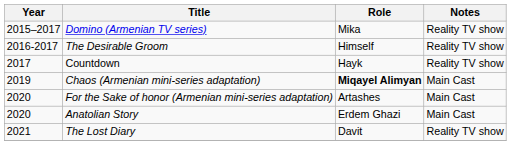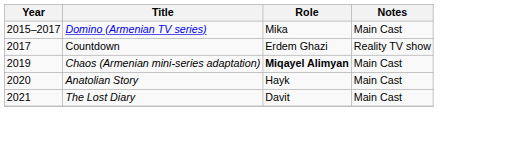(465, 30) Reality TV show -> (378, 30) Main Cast
- row: (117, 47)
(350, 64) Hayk -> (296, 47) Erdem Ghazi
- row: (199, 98)
(369, 115) Erdem Ghazi -> (277, 81) Hayk
(465, 132) Reality TV show -> (378, 98) Main Cast
